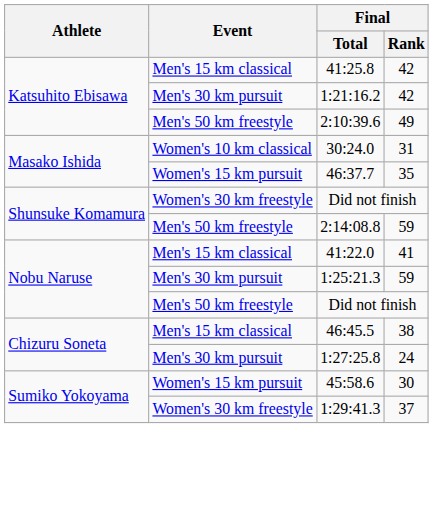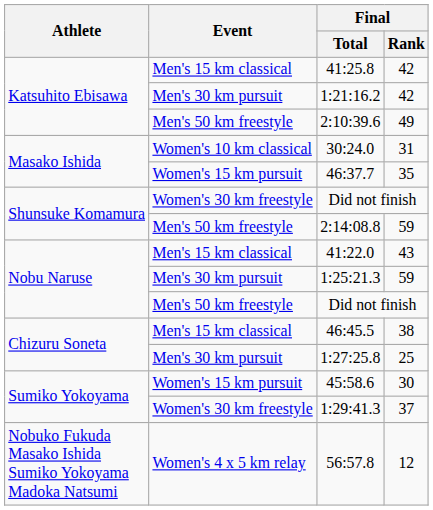(406, 253) 41 -> (406, 253) 43
(406, 357) 24 -> (406, 357) 25
+ row: (69, 464)
